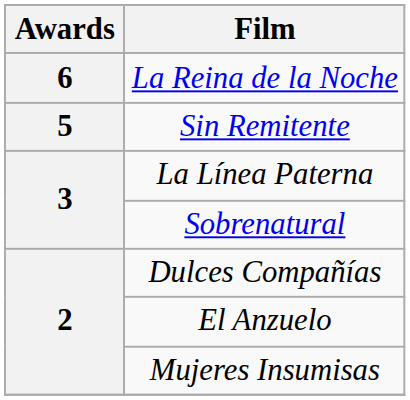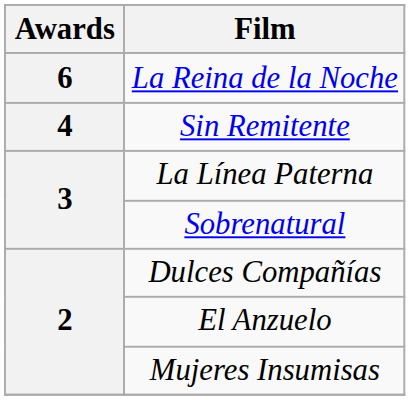(65, 126) 5 -> (65, 126) 4
